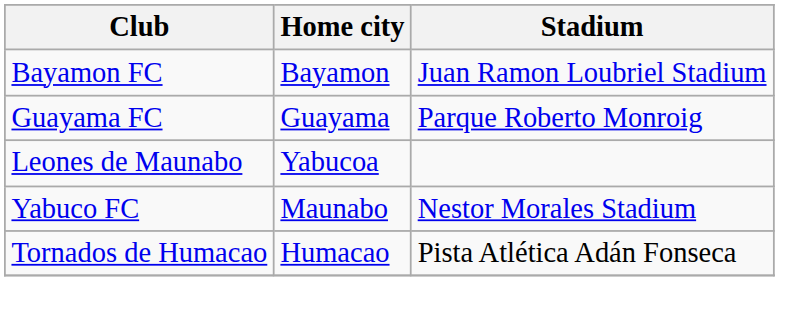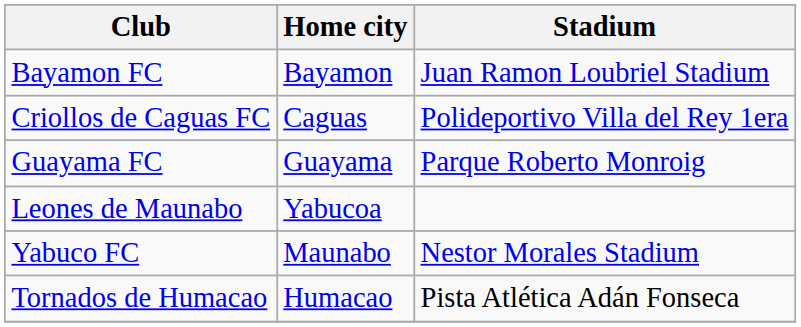+ row: (141, 117)
